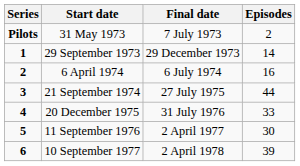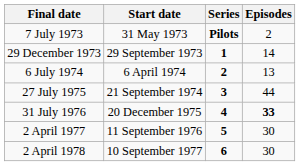columns swapped: (23, 14) <-> (193, 14)
(269, 72) 16 -> (269, 72) 13
(269, 111) normal -> (269, 111) bold
(269, 151) 39 -> (269, 151) 30
